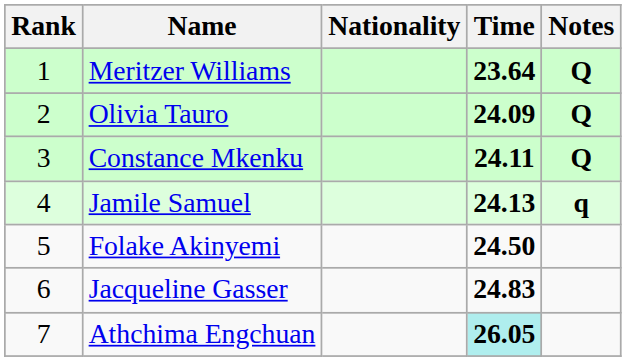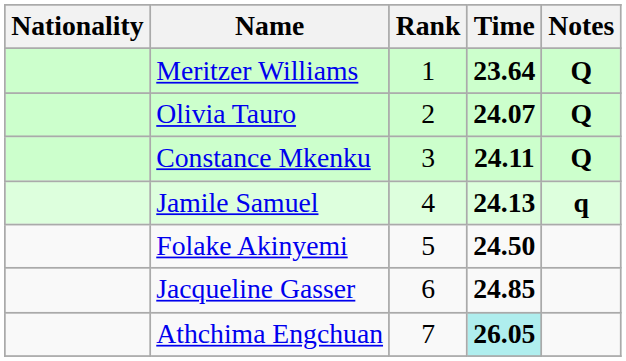columns swapped: (44, 26) <-> (394, 26)
(504, 114) 24.09 -> (504, 114) 24.07
(504, 289) 24.83 -> (504, 289) 24.85
